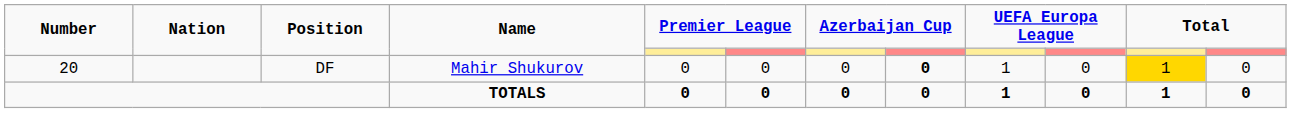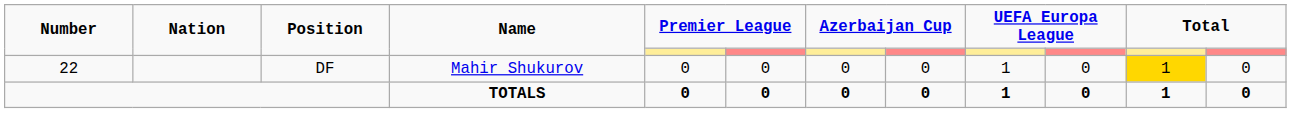(69, 69) 20 -> (69, 69) 22
(926, 69) bold -> (926, 69) normal
